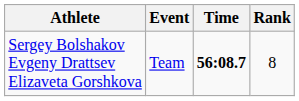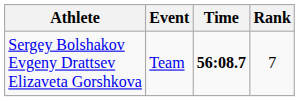(272, 63) 8 -> (272, 63) 7
